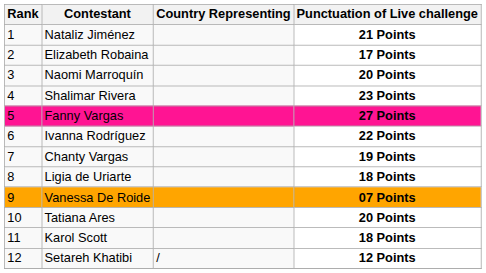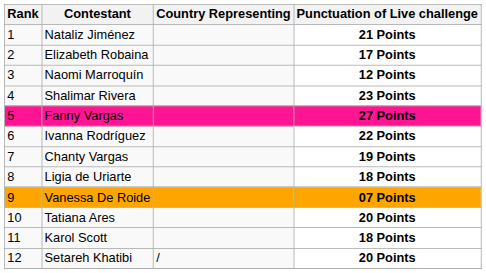(387, 75) 20 Points -> (387, 75) 12 Points
(387, 258) 12 Points -> (387, 258) 20 Points
